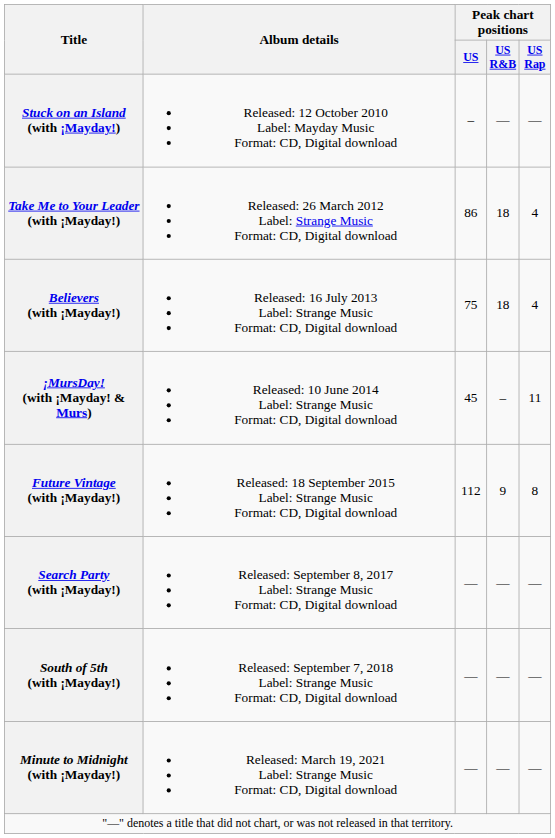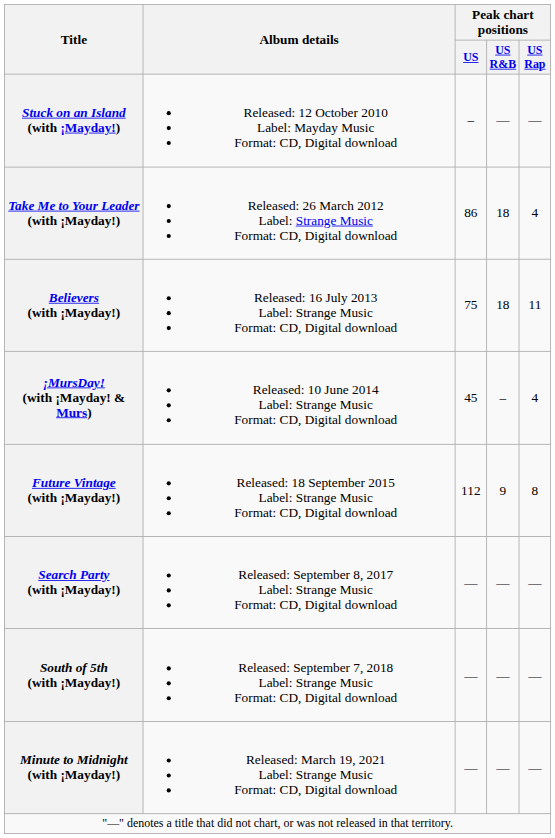(535, 305) 4 -> (535, 305) 11
(535, 397) 11 -> (535, 397) 4
